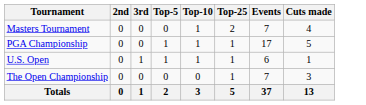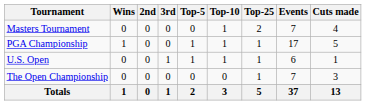+ column: (124, 12)
